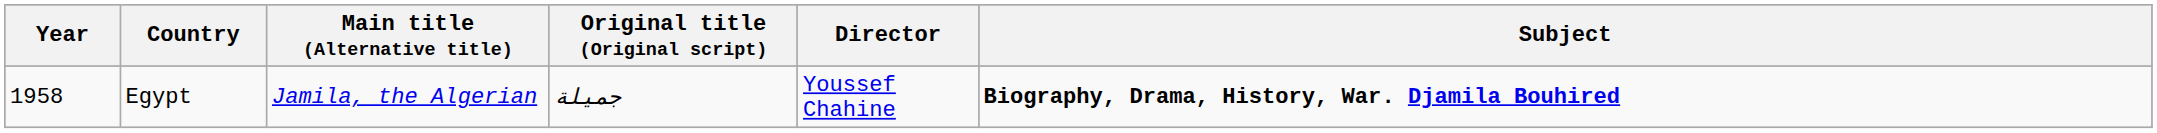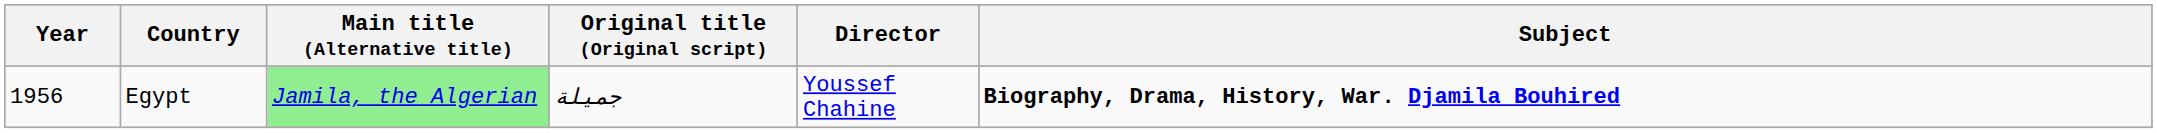(37, 97) 1958 -> (37, 97) 1956
(405, 97) no background -> (405, 97) lightgreen background
